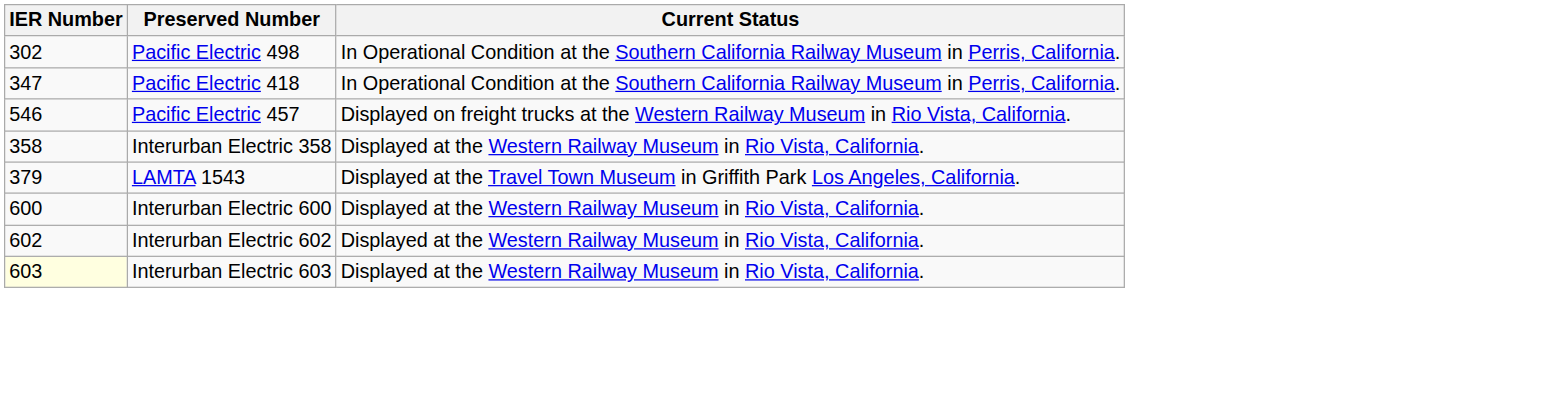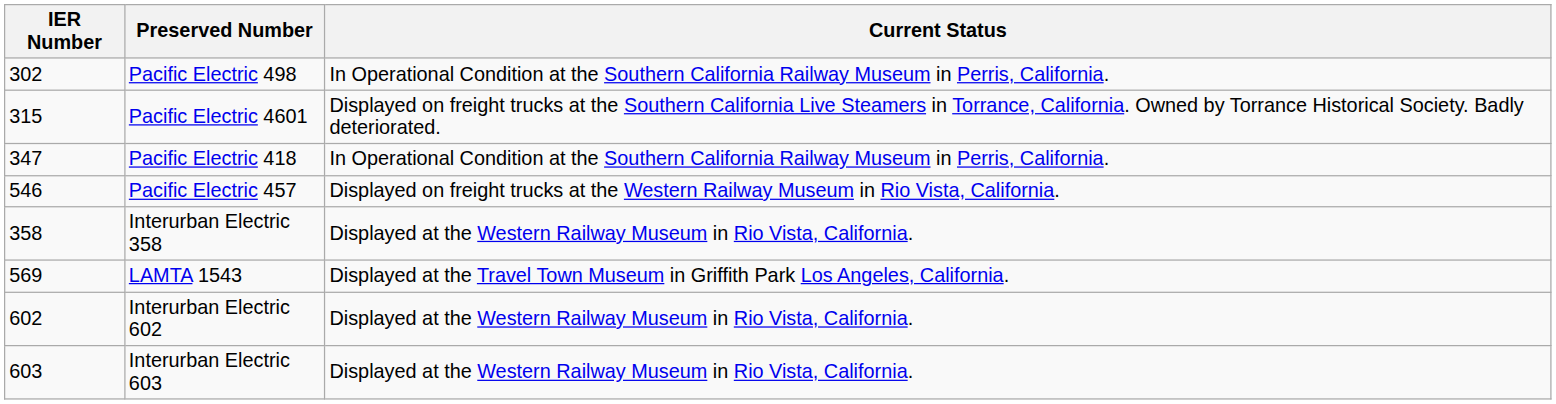+ row: (218, 116)
(26, 177) 379 -> (26, 275) 569
- row: (232, 209)
(26, 271) lightyellow background -> (26, 372) no background
